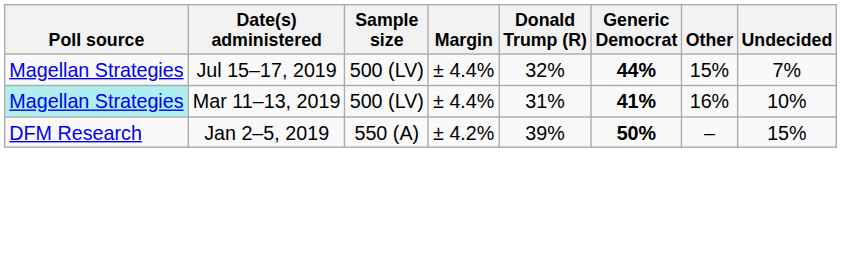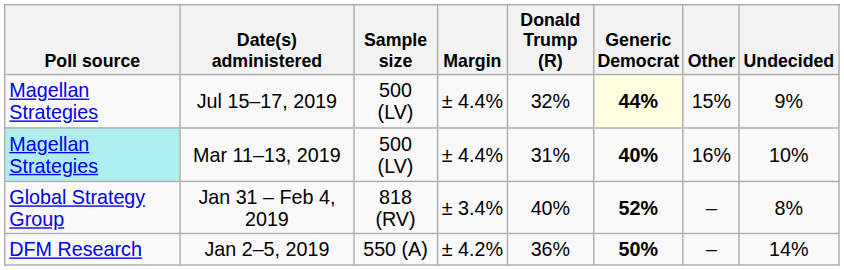(636, 70) no background -> (638, 102) lightyellow background
(787, 70) 7% -> (789, 102) 9%
(636, 101) 41% -> (638, 155) 40%
+ row: (267, 208)
(545, 133) 39% -> (550, 250) 36%
(787, 133) 15% -> (789, 250) 14%
